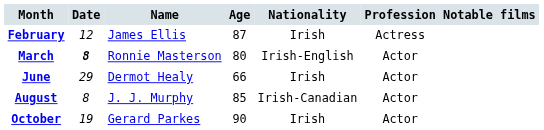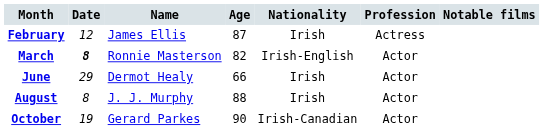(240, 56) 80 -> (240, 56) 82
(240, 98) 85 -> (240, 98) 88
(307, 98) Irish-Canadian -> (307, 98) Irish
(307, 119) Irish -> (307, 119) Irish-Canadian
